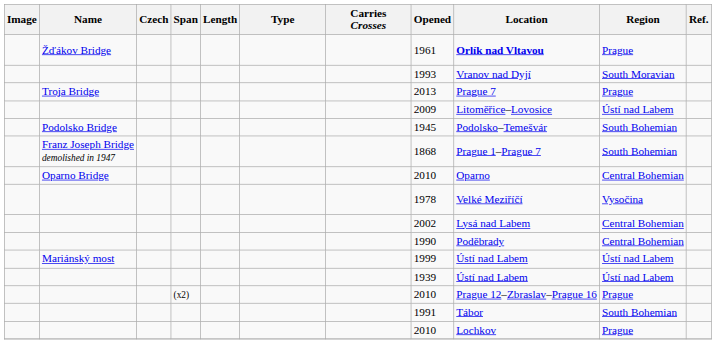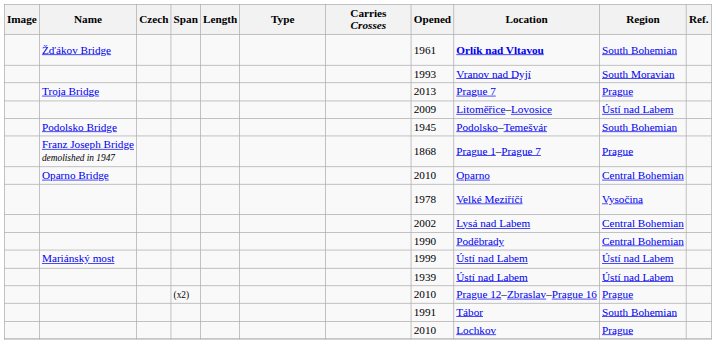(618, 50) Prague -> (640, 50) South Bohemian
(640, 151) South Bohemian -> (618, 151) Prague
